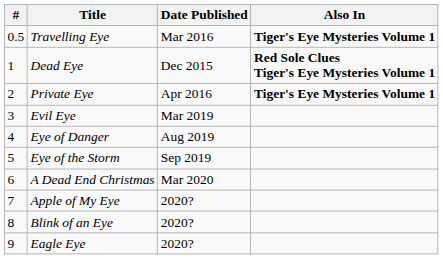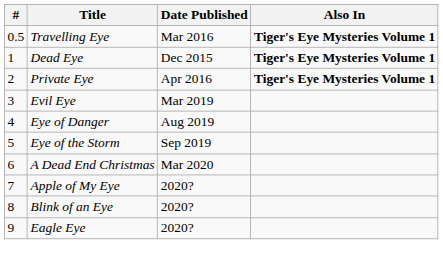(345, 65) Red Sole Clues Tiger's Eye Mysteries Volume 1 -> (345, 57) Tiger's Eye Mysteries Volume 1
